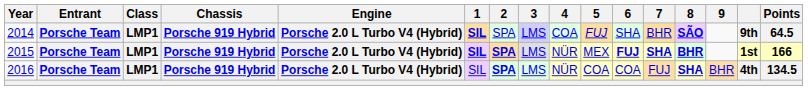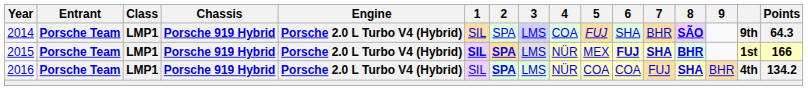(477, 32) bold -> (477, 32) normal
(782, 32) 64.5 -> (782, 32) 64.3
(782, 70) 134.5 -> (782, 70) 134.2
